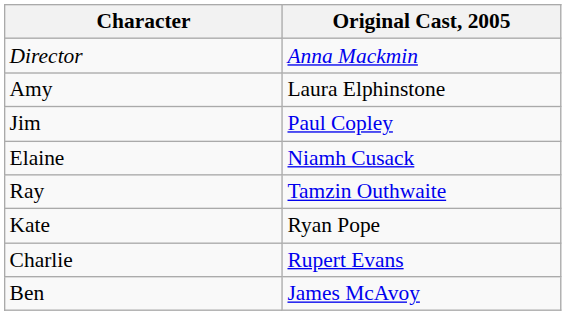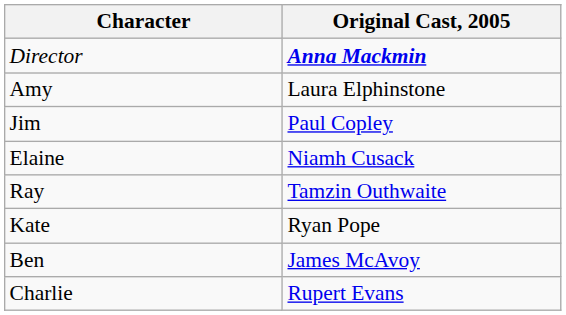(353, 55) normal -> (357, 55) bold
rows swapped: (27, 293) <-> (41, 259)
